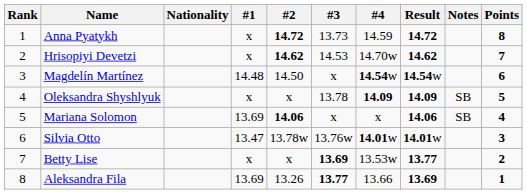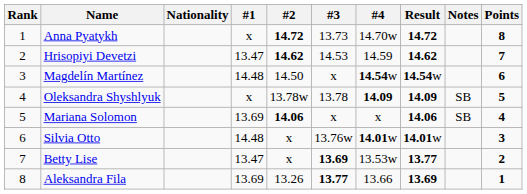(378, 35) 14.59 -> (378, 35) 14.70w
(249, 55) x -> (249, 55) 13.47
(378, 55) 14.70w -> (378, 55) 14.59
(289, 96) x -> (289, 96) 13.78w
(249, 138) 13.47 -> (249, 138) 14.48
(289, 138) 13.78w -> (289, 138) x
(249, 158) x -> (249, 158) 13.47
